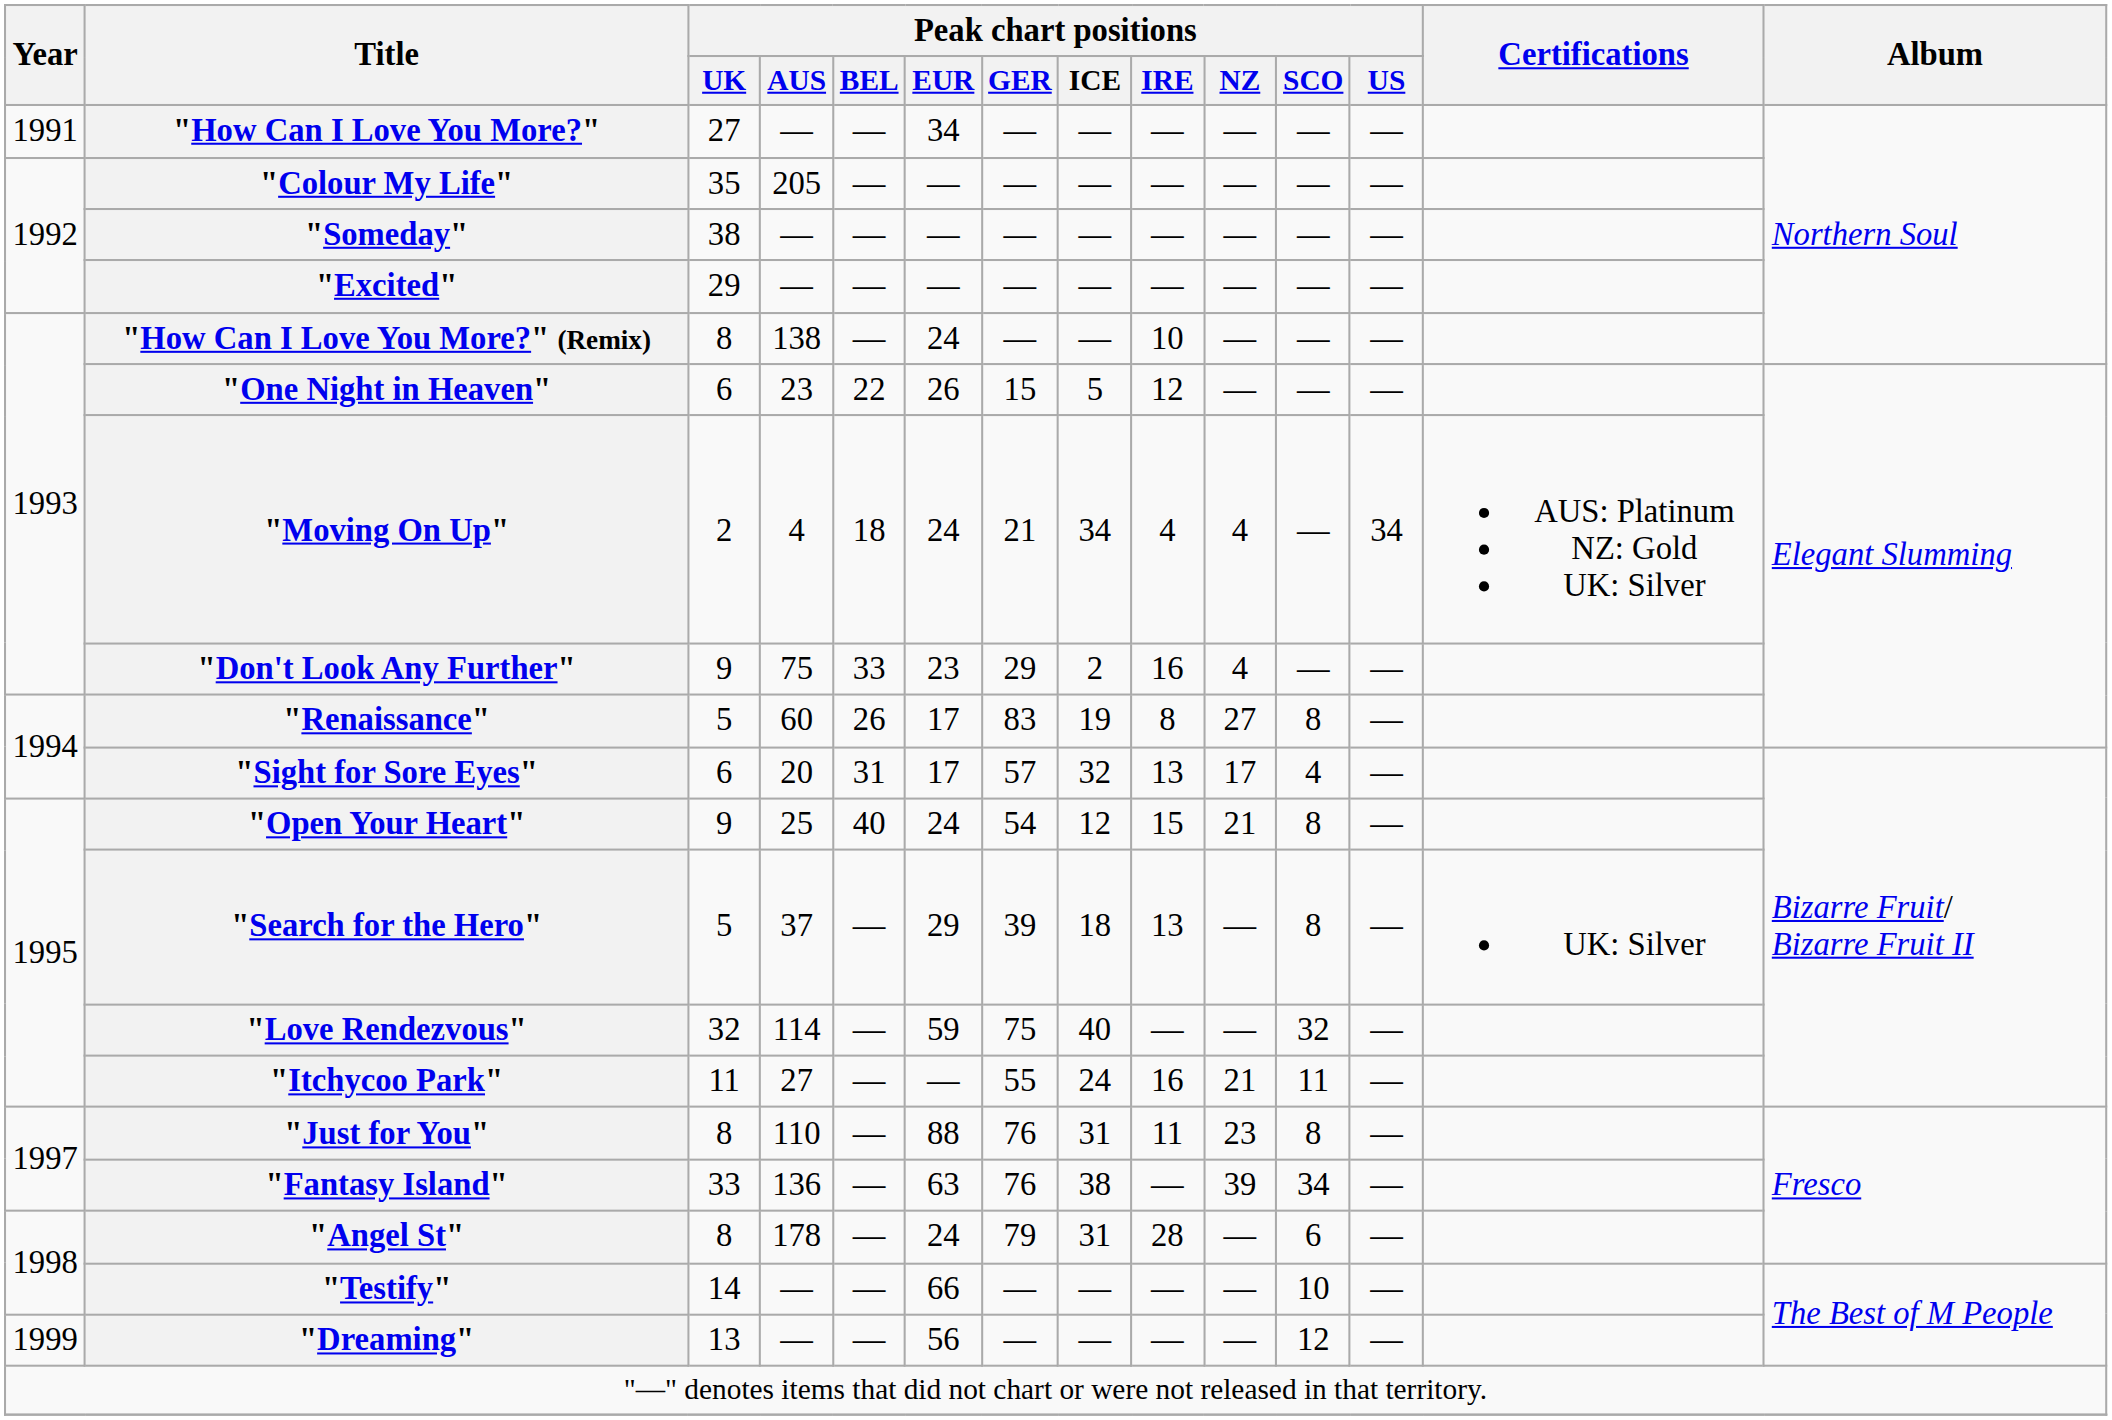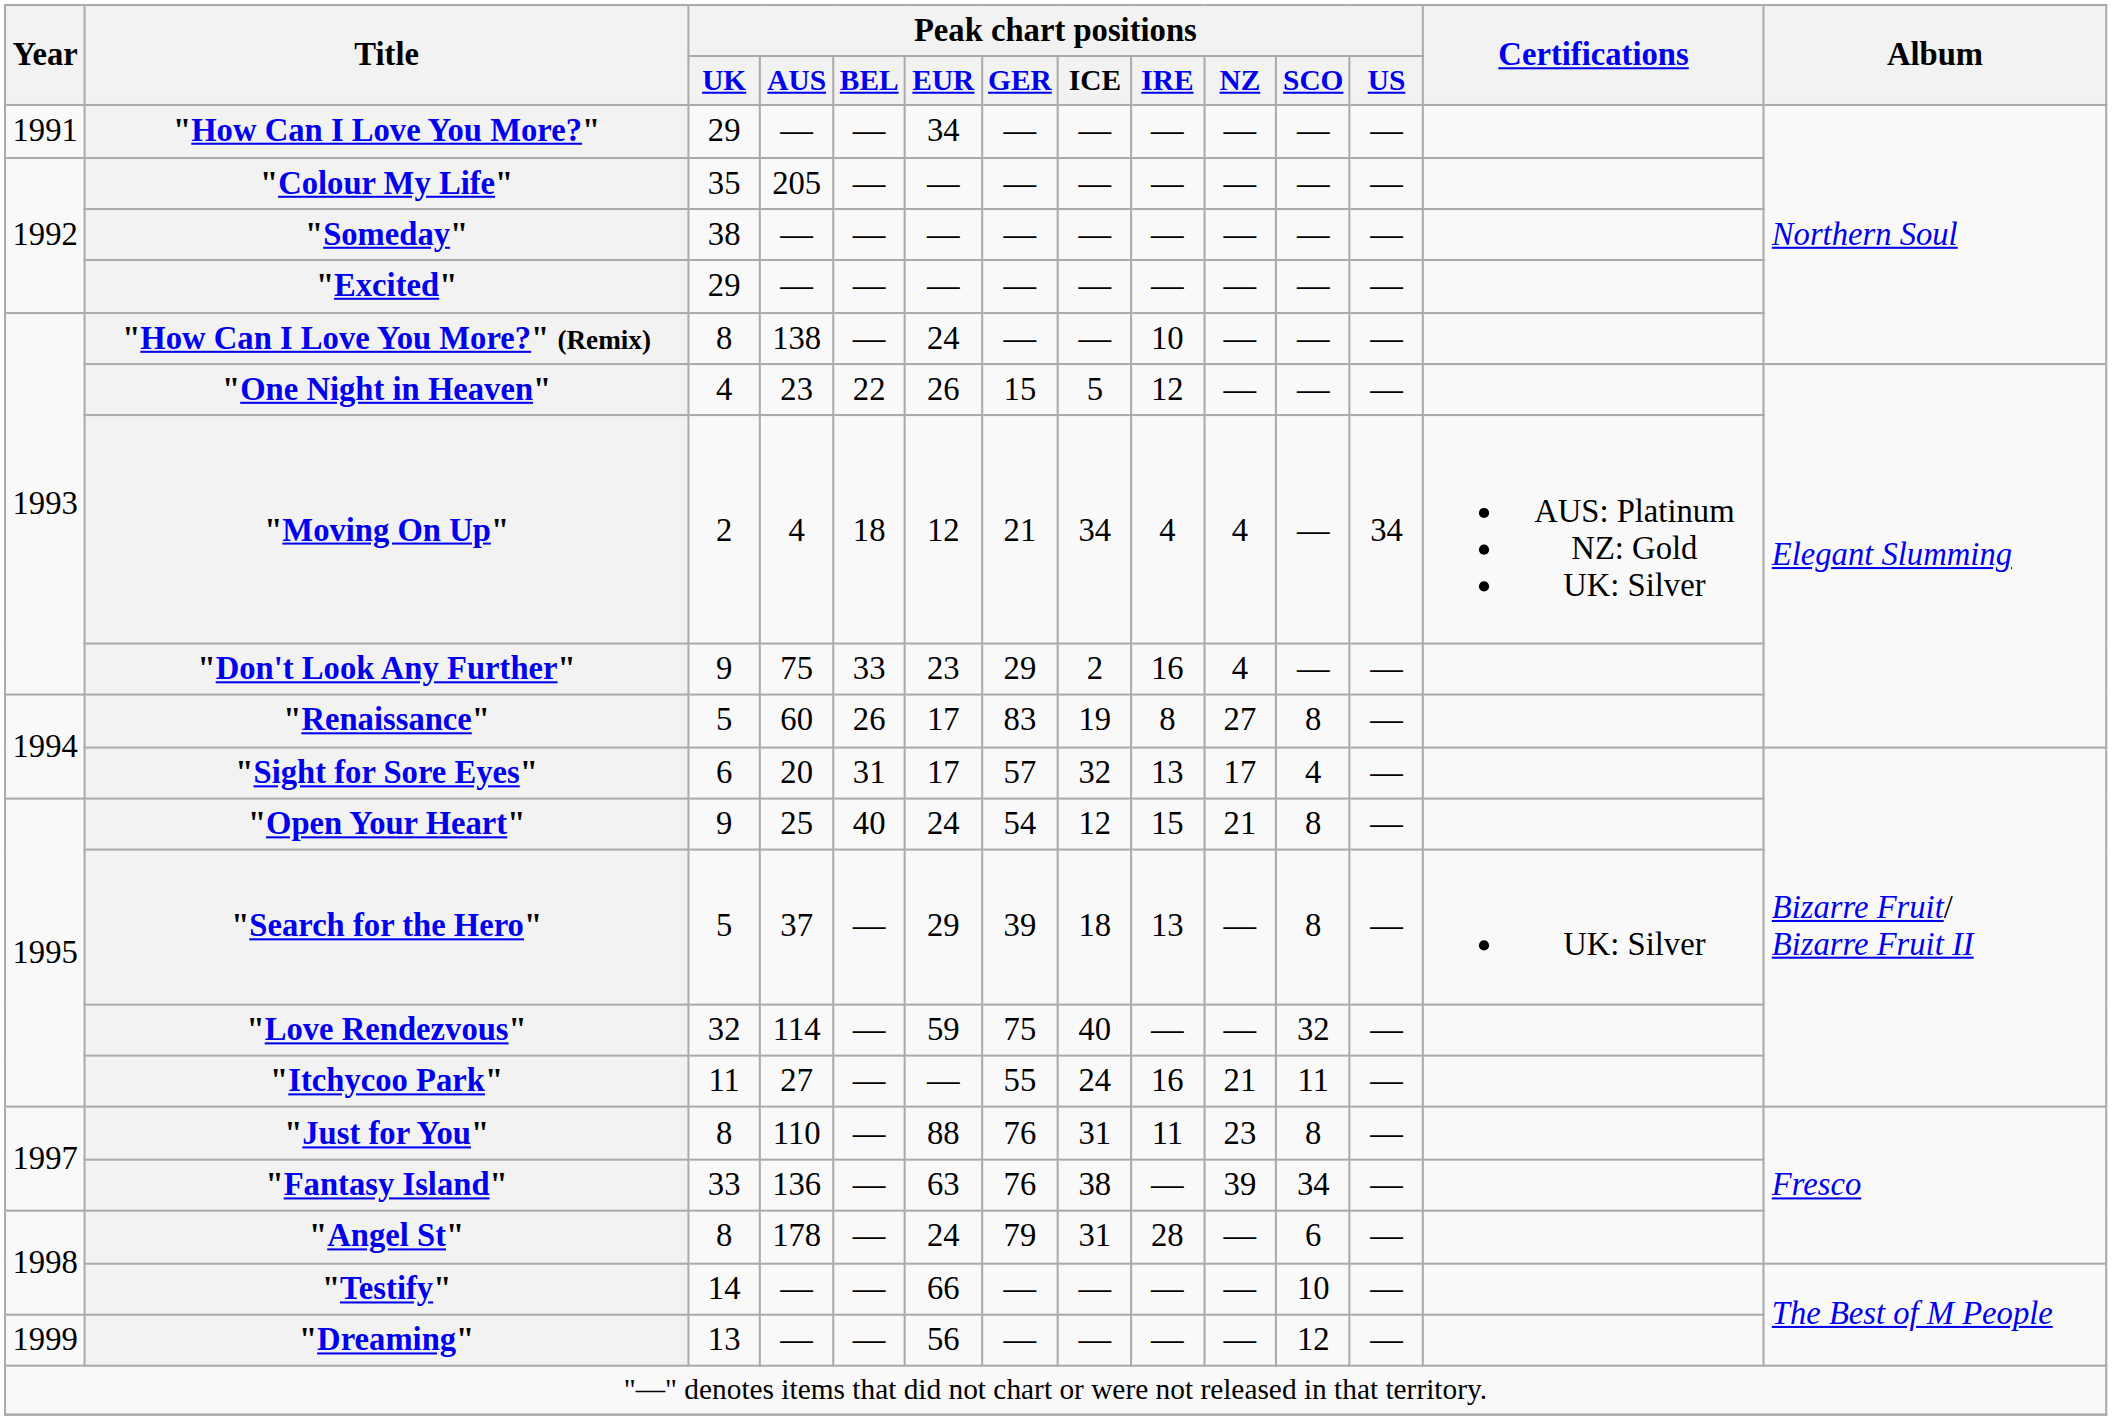(724, 130) 27 -> (724, 130) 29
(724, 389) 6 -> (724, 389) 4
(943, 528) 24 -> (943, 528) 12
